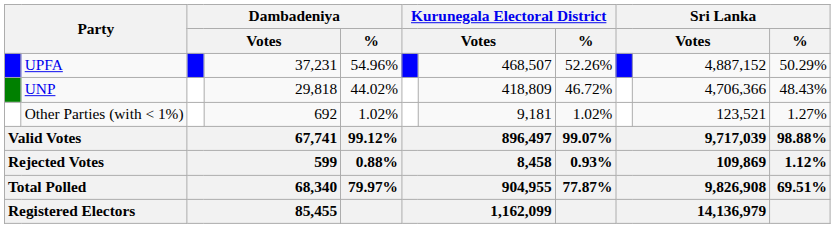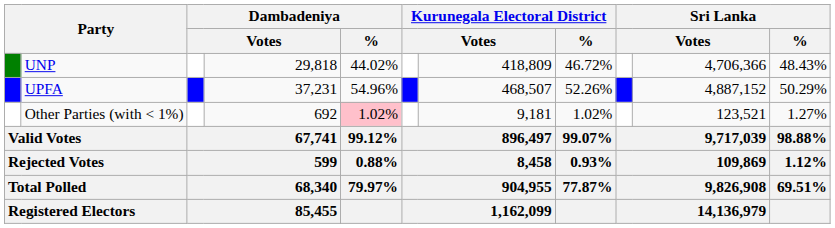rows swapped: (44, 65) <-> (40, 89)
(378, 114) no background -> (378, 114) pink background
